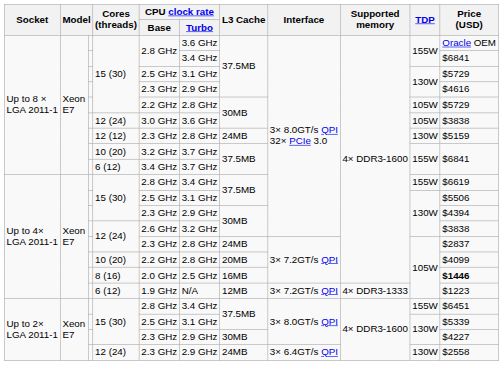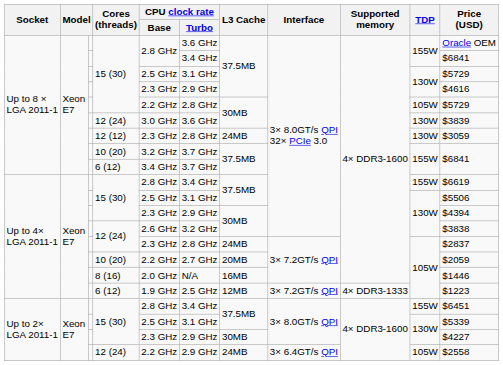(425, 120) 105W -> (425, 120) 130W
(456, 120) $3838 -> (456, 120) $3839
(456, 136) $5159 -> (456, 136) $3059
(200, 259) 2.8 GHz -> (200, 259) 2.7 GHz
(456, 259) $4099 -> (456, 259) $2059
(200, 275) 2.5 GHz -> (190, 275) N/A
(456, 275) bold -> (456, 275) normal
(190, 290) N/A -> (200, 290) 2.5 GHz
(159, 352) 2.3 GHz -> (159, 352) 2.2 GHz
(425, 352) 130W -> (425, 352) 105W
